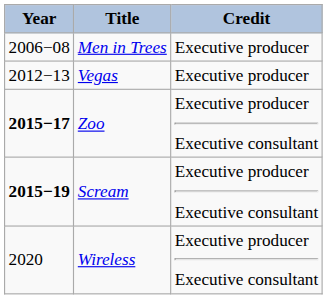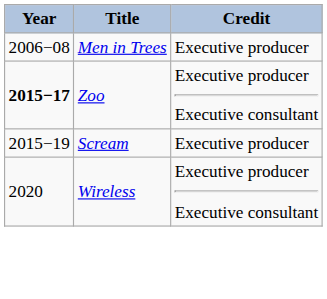- row: (98, 75)
(39, 191) bold -> (39, 143) normal
(246, 191) Executive producer Executive consultant -> (242, 143) Executive producer
